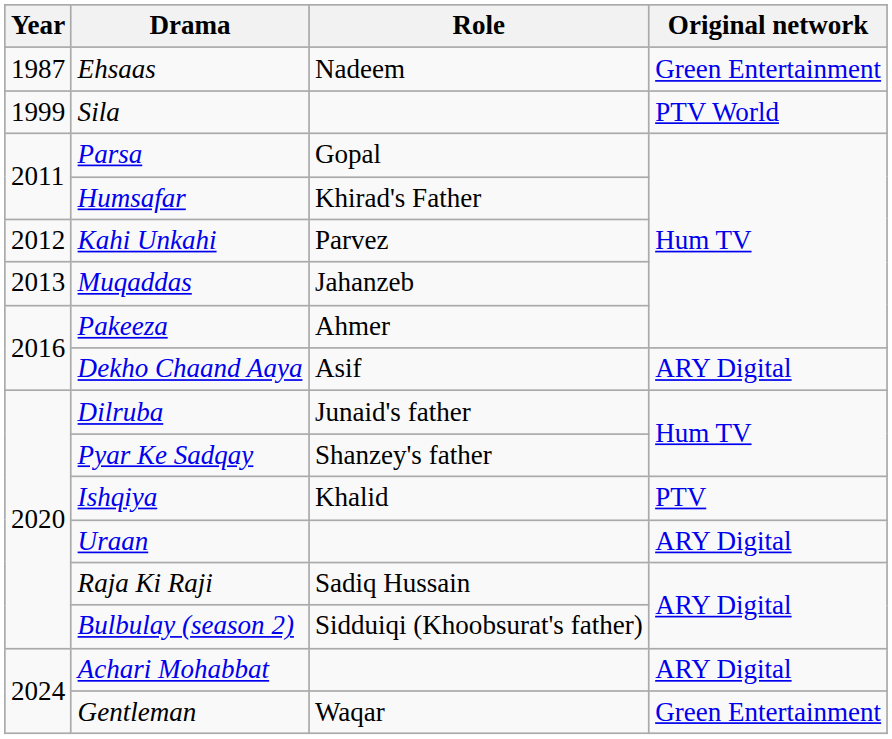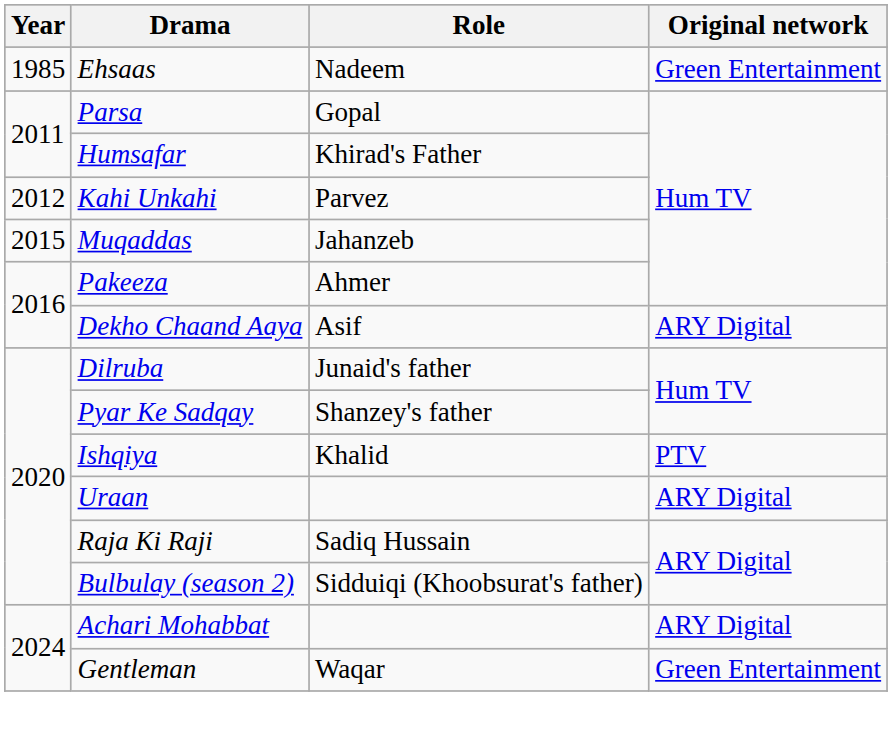(38, 68) 1987 -> (38, 68) 1985
- row: (99, 111)
(38, 283) 2013 -> (38, 240) 2015
